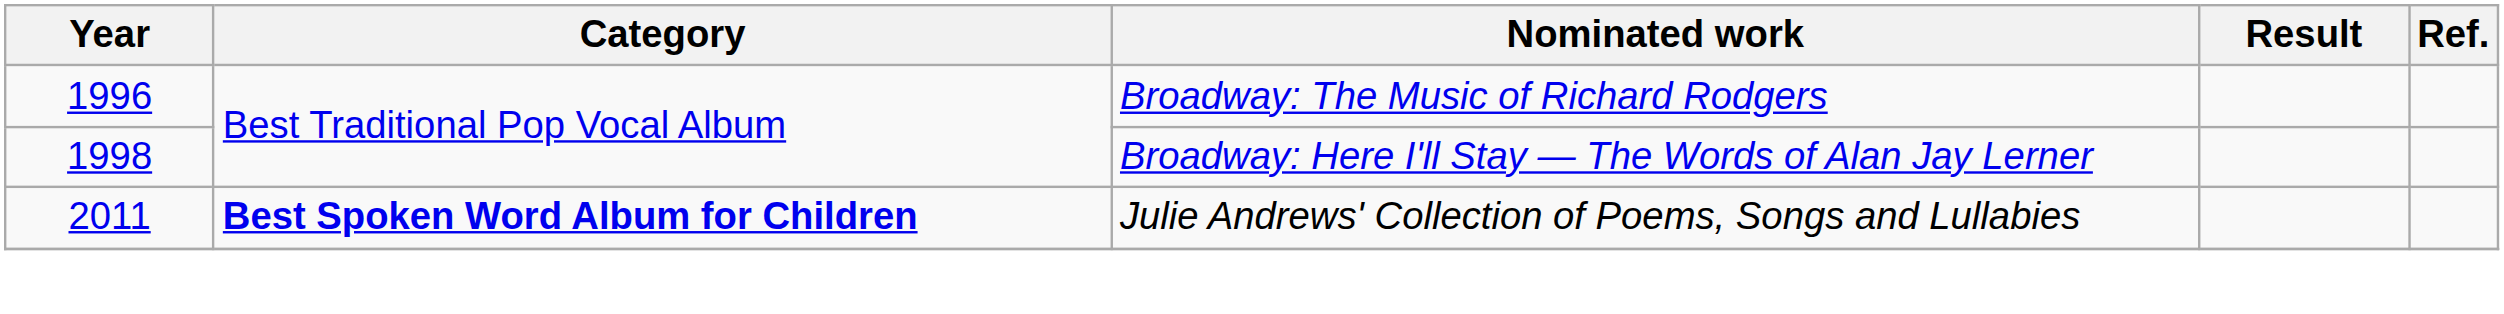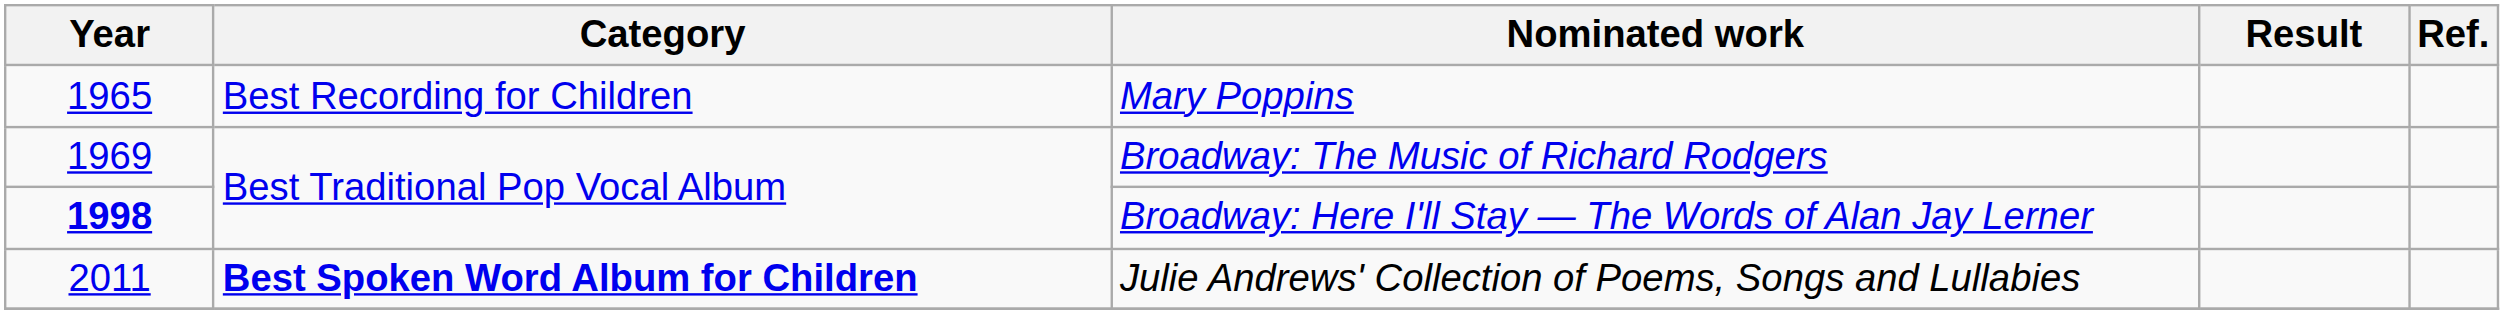+ row: (1237, 95)
(110, 95) 1996 -> (110, 156) 1969
(110, 156) normal -> (110, 216) bold
